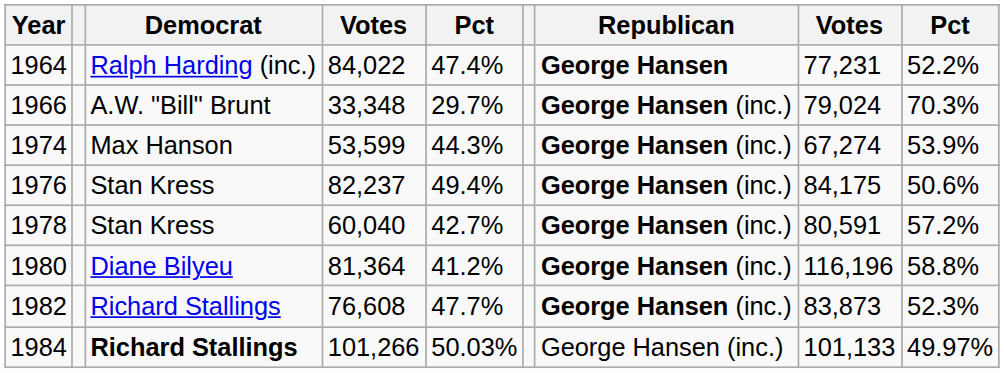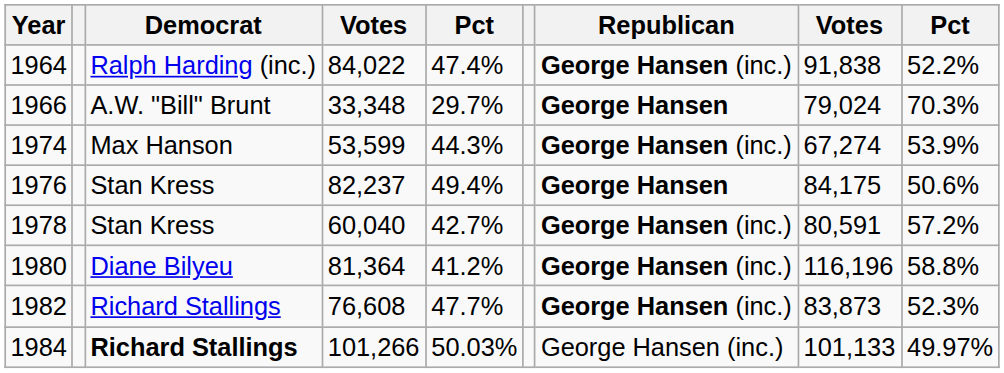(635, 65) George Hansen -> (666, 65) George Hansen (inc.)
(842, 65) 77,231 -> (842, 65) 91,838
(666, 105) George Hansen (inc.) -> (635, 105) George Hansen
(666, 186) George Hansen (inc.) -> (635, 186) George Hansen
